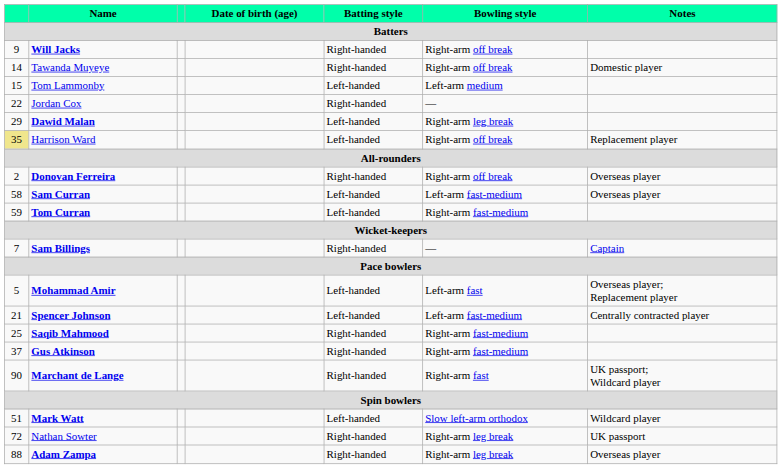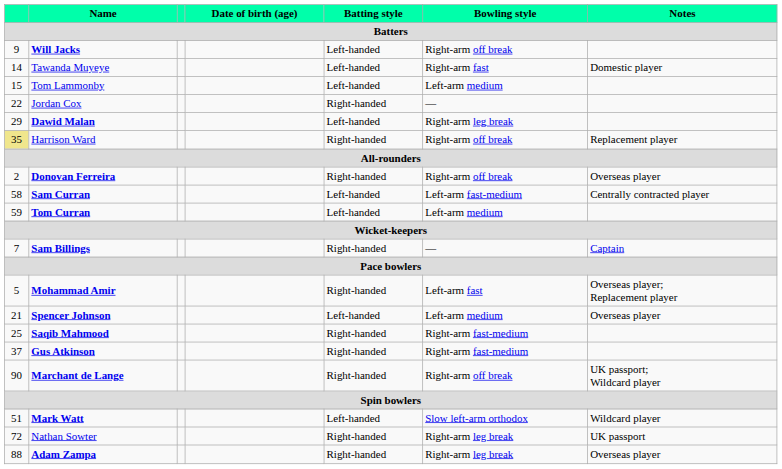(356, 49) Right-handed -> (353, 49) Left-handed
(356, 67) Right-handed -> (353, 67) Left-handed
(469, 67) Right-arm off break -> (457, 67) Right-arm fast
(353, 140) Left-handed -> (356, 140) Right-handed
(625, 194) Overseas player -> (650, 194) Centrally contracted player
(477, 212) Right-arm fast-medium -> (464, 212) Left-arm medium
(353, 290) Left-handed -> (356, 290) Right-handed
(474, 315) Left-arm fast-medium -> (464, 315) Left-arm medium
(650, 315) Centrally contracted player -> (625, 315) Overseas player
(457, 376) Right-arm fast -> (469, 376) Right-arm off break
